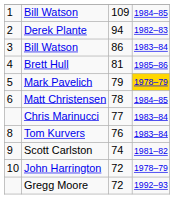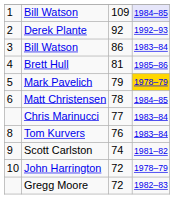(151, 13) no background -> (151, 13) lavender background
(117, 30) 94 -> (117, 30) 92
(151, 30) 1982–83 -> (151, 30) 1992–93
(151, 186) 1992–93 -> (151, 186) 1982–83
